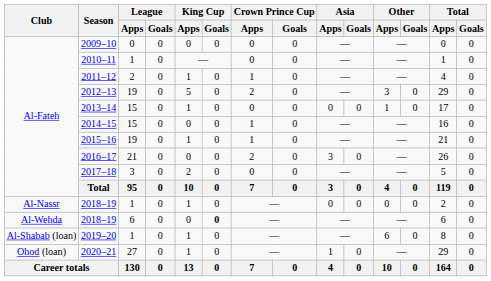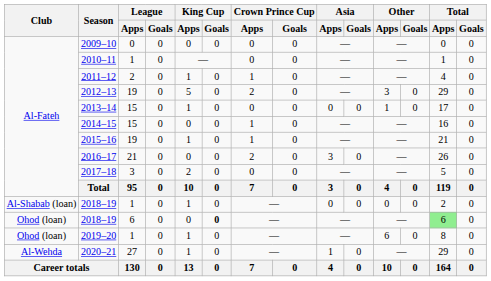(41, 204) Al-Nassr -> (41, 204) Al-Shabab (loan)
(41, 220) Al-Wehda -> (41, 220) Ohod (loan)
(443, 220) no background -> (443, 220) lightgreen background
(41, 236) Al-Shabab (loan) -> (41, 236) Ohod (loan)
(41, 252) Ohod (loan) -> (41, 252) Al-Wehda
